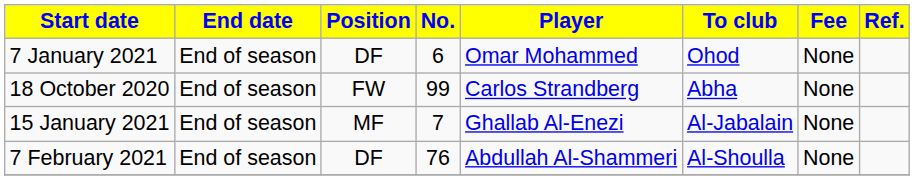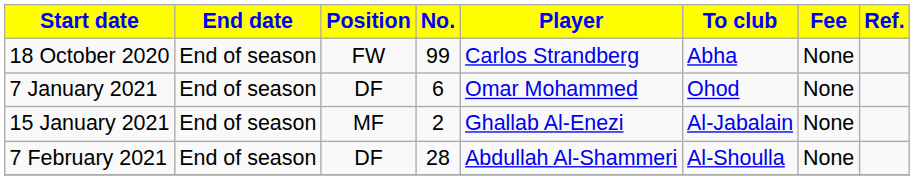rows swapped: (89, 89) <-> (84, 55)
(438, 123) 7 -> (438, 123) 2
(438, 157) 76 -> (438, 157) 28
